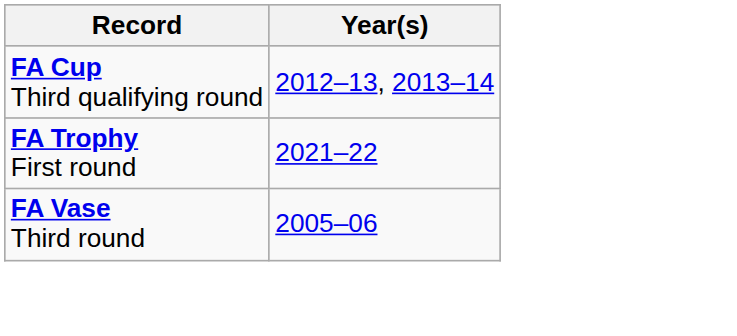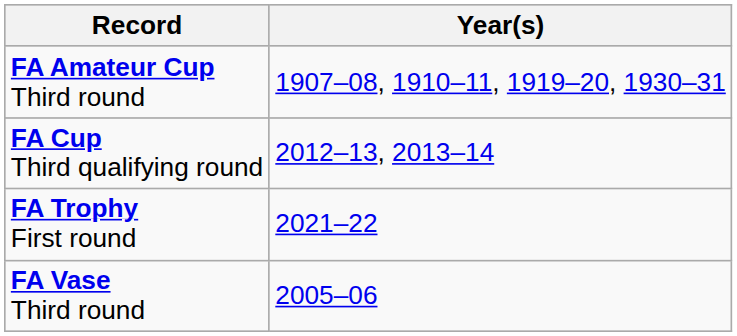+ row: (113, 81)
